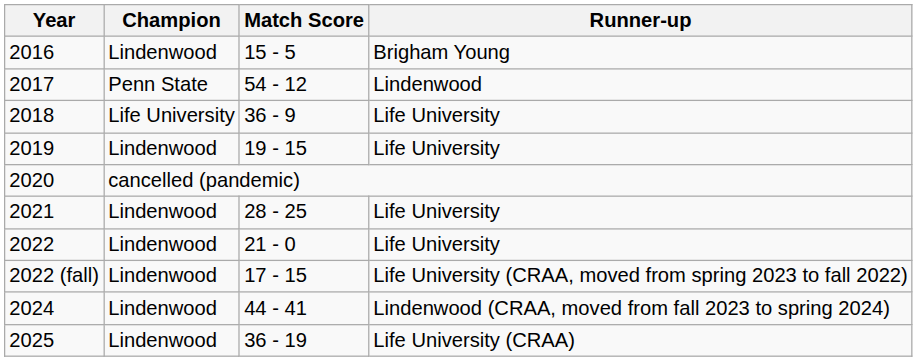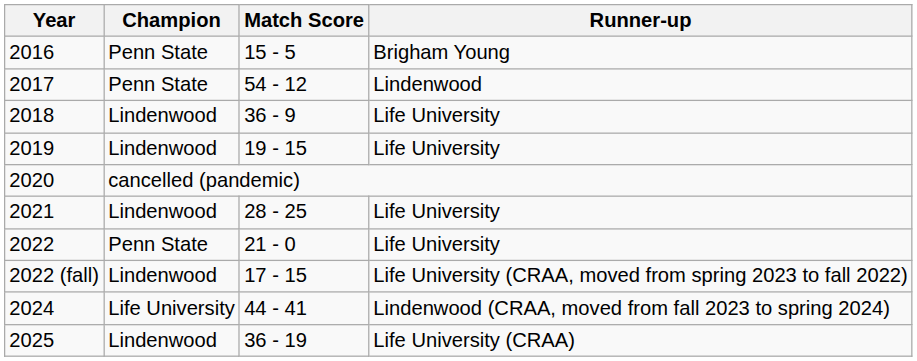(163, 52) Lindenwood -> (158, 52) Penn State
(172, 116) Life University -> (163, 116) Lindenwood
(163, 244) Lindenwood -> (158, 244) Penn State
(163, 308) Lindenwood -> (172, 308) Life University
